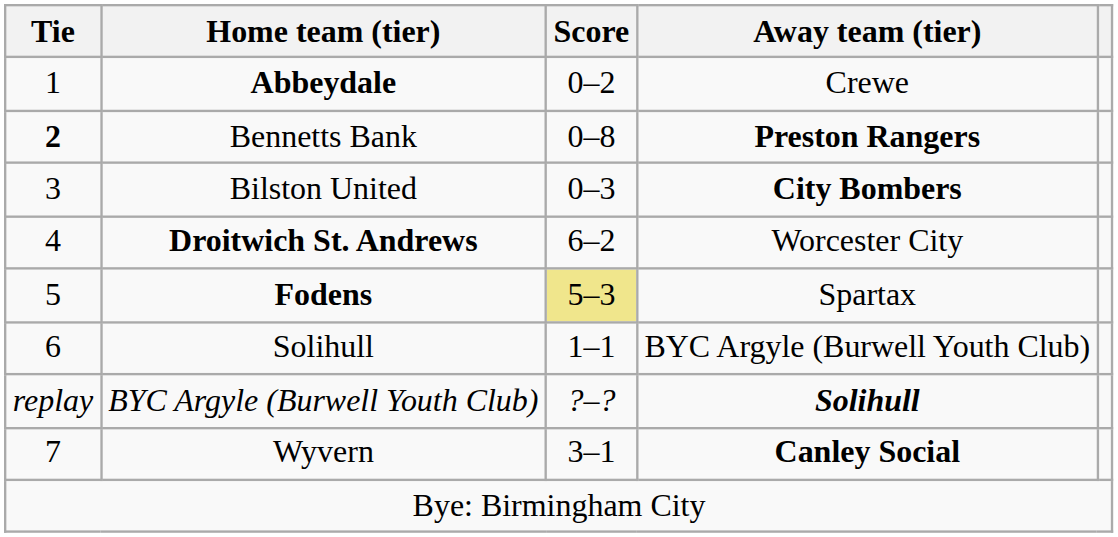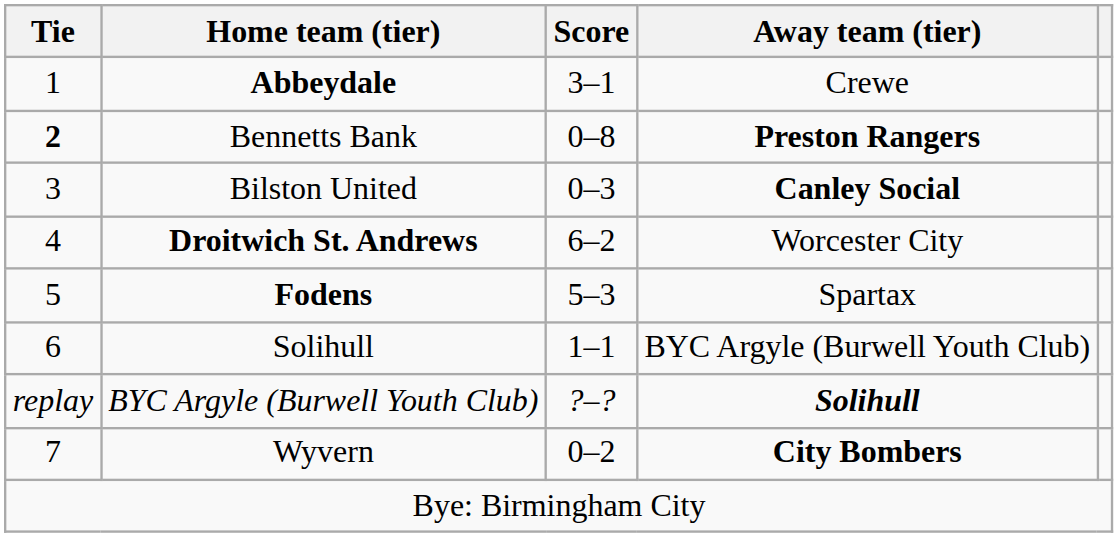(591, 83) 0–2 -> (591, 83) 3–1
(867, 188) City Bombers -> (867, 188) Canley Social
(591, 294) khaki background -> (591, 294) no background
(591, 452) 3–1 -> (591, 452) 0–2
(867, 452) Canley Social -> (867, 452) City Bombers
